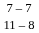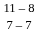rows swapped: (19, 7) <-> (19, 25)
